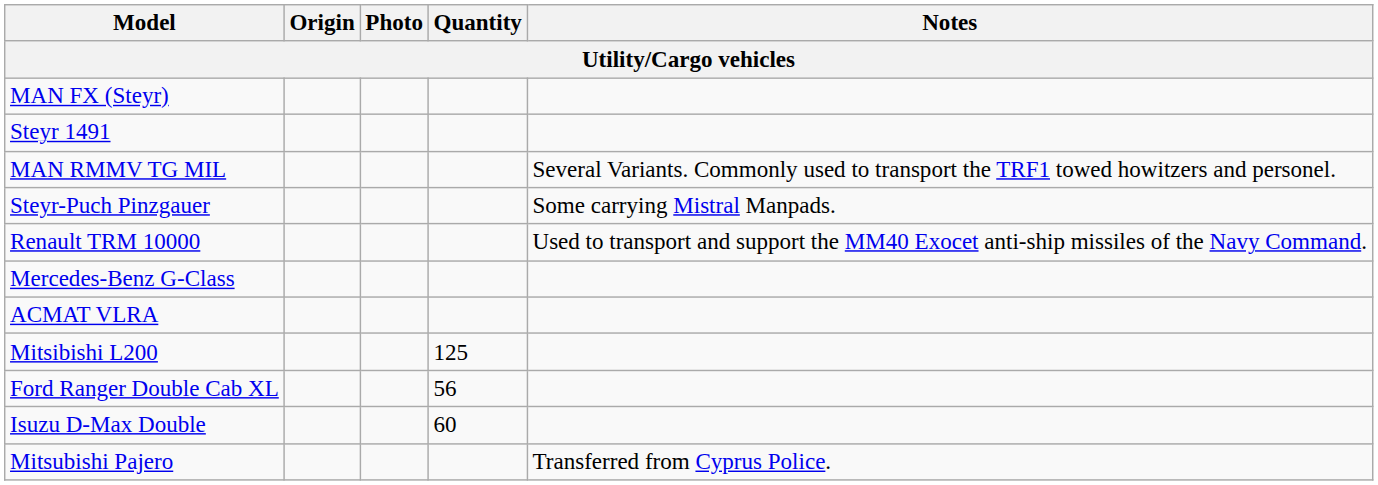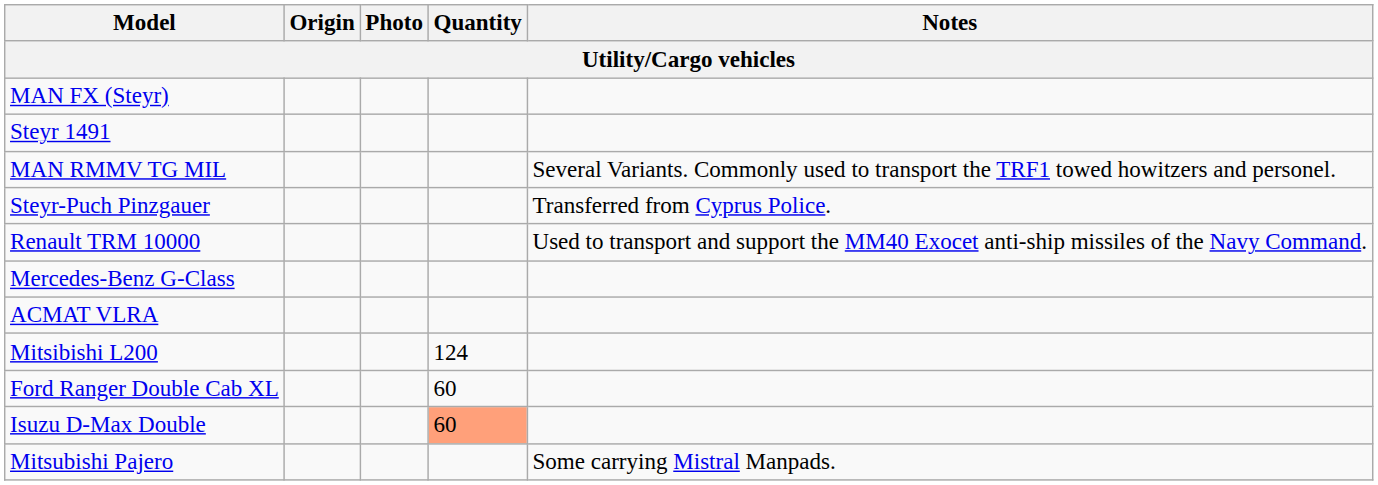(684, 205) Some carrying Mistral Manpads. -> (682, 205) Transferred from Cyprus Police.
(451, 351) 125 -> (451, 351) 124
(445, 388) 56 -> (445, 388) 60
(445, 424) no background -> (445, 424) lightsalmon background
(682, 461) Transferred from Cyprus Police. -> (684, 461) Some carrying Mistral Manpads.
